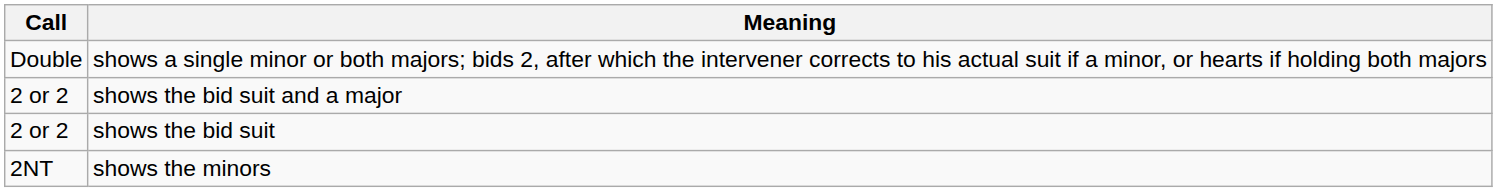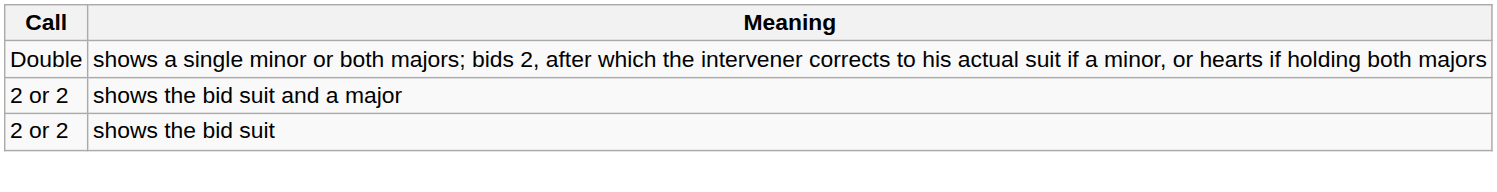- row: (182, 167)
